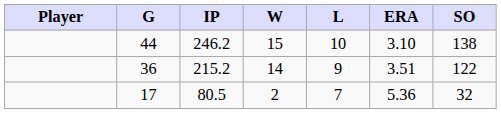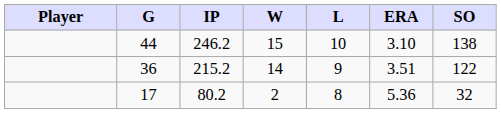(212, 95) 80.5 -> (212, 95) 80.2
(338, 95) 7 -> (338, 95) 8
